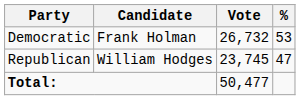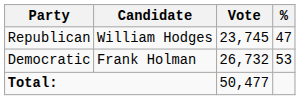rows swapped: (49, 38) <-> (49, 61)
